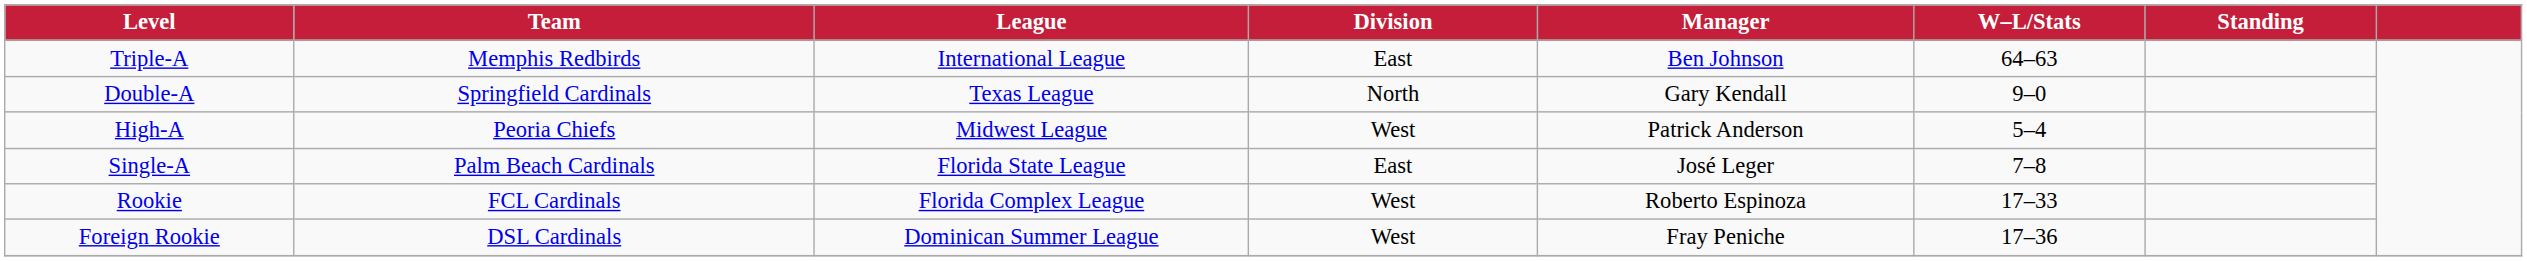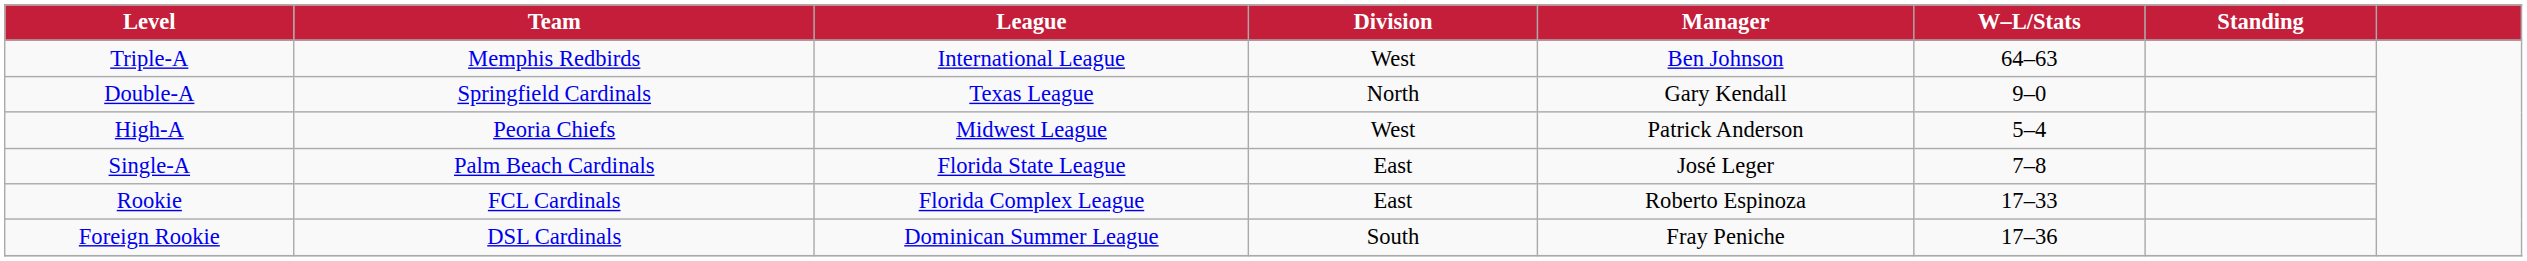(1393, 58) East -> (1393, 58) West
(1393, 201) West -> (1393, 201) East
(1393, 237) West -> (1393, 237) South
